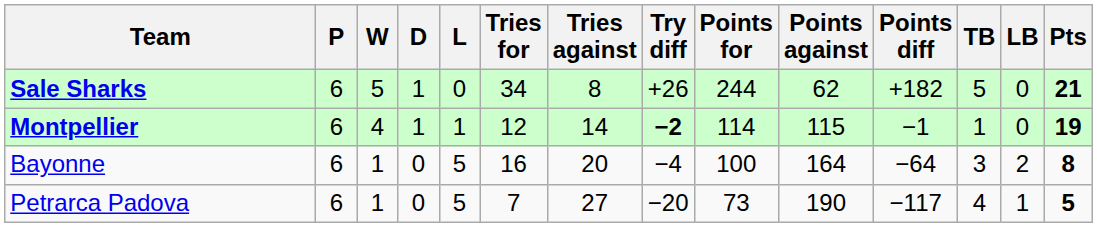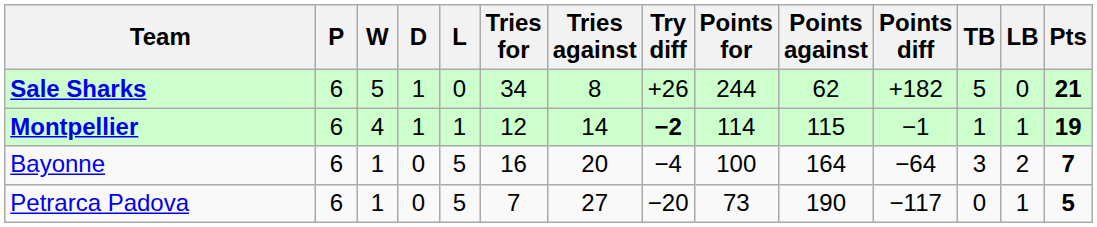(1022, 126) 0 -> (1022, 126) 1
(1068, 164) 8 -> (1068, 164) 7
(979, 202) 4 -> (979, 202) 0
